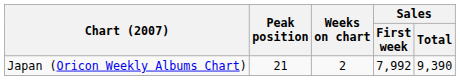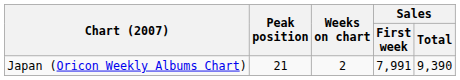(394, 66) 7,992 -> (394, 66) 7,991
